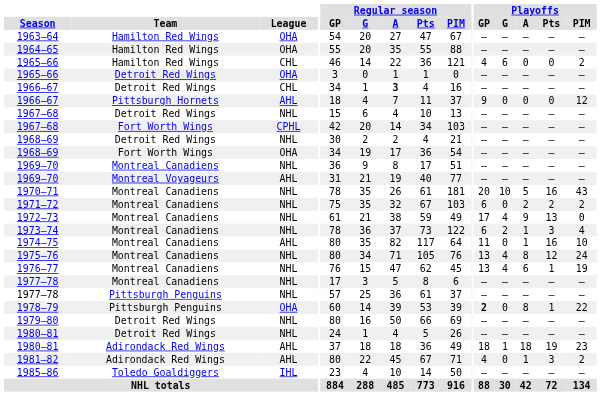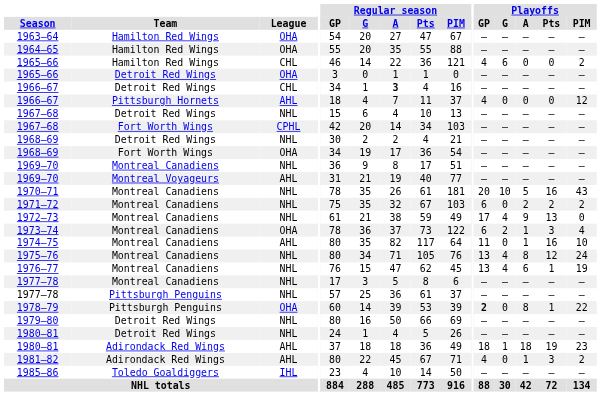(484, 101) 9 -> (484, 101) 4
(289, 230) NHL -> (289, 230) OHA
